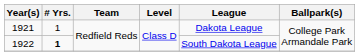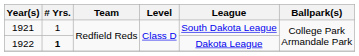(229, 28) Dakota League -> (229, 28) South Dakota League
(229, 44) South Dakota League -> (229, 44) Dakota League
